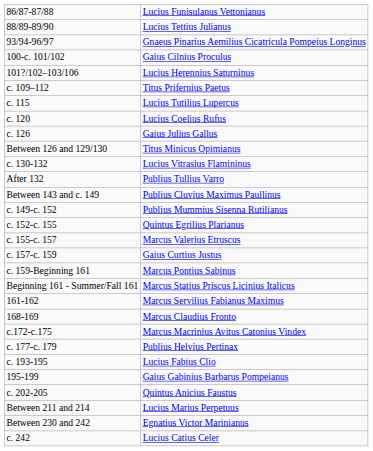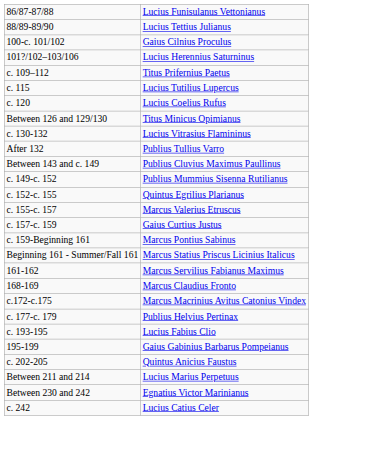- row: (254, 42)
- row: (180, 133)
